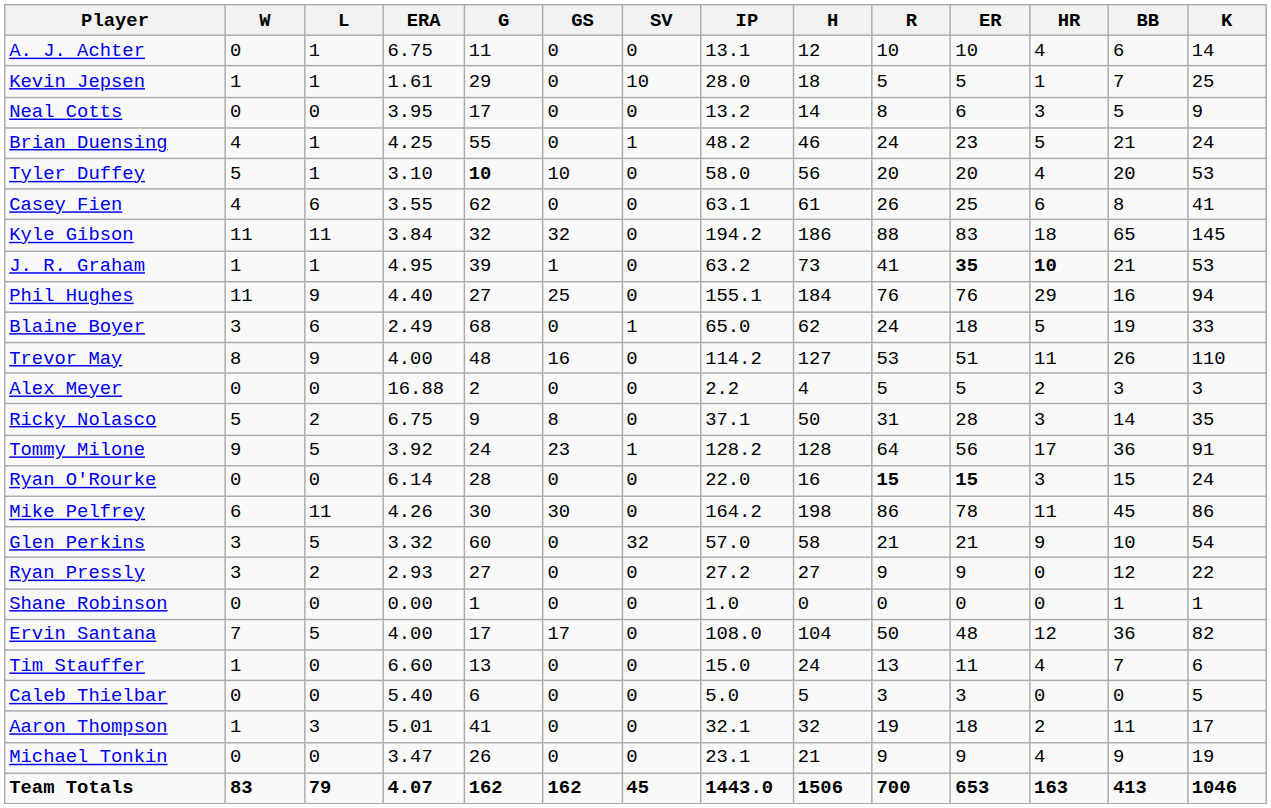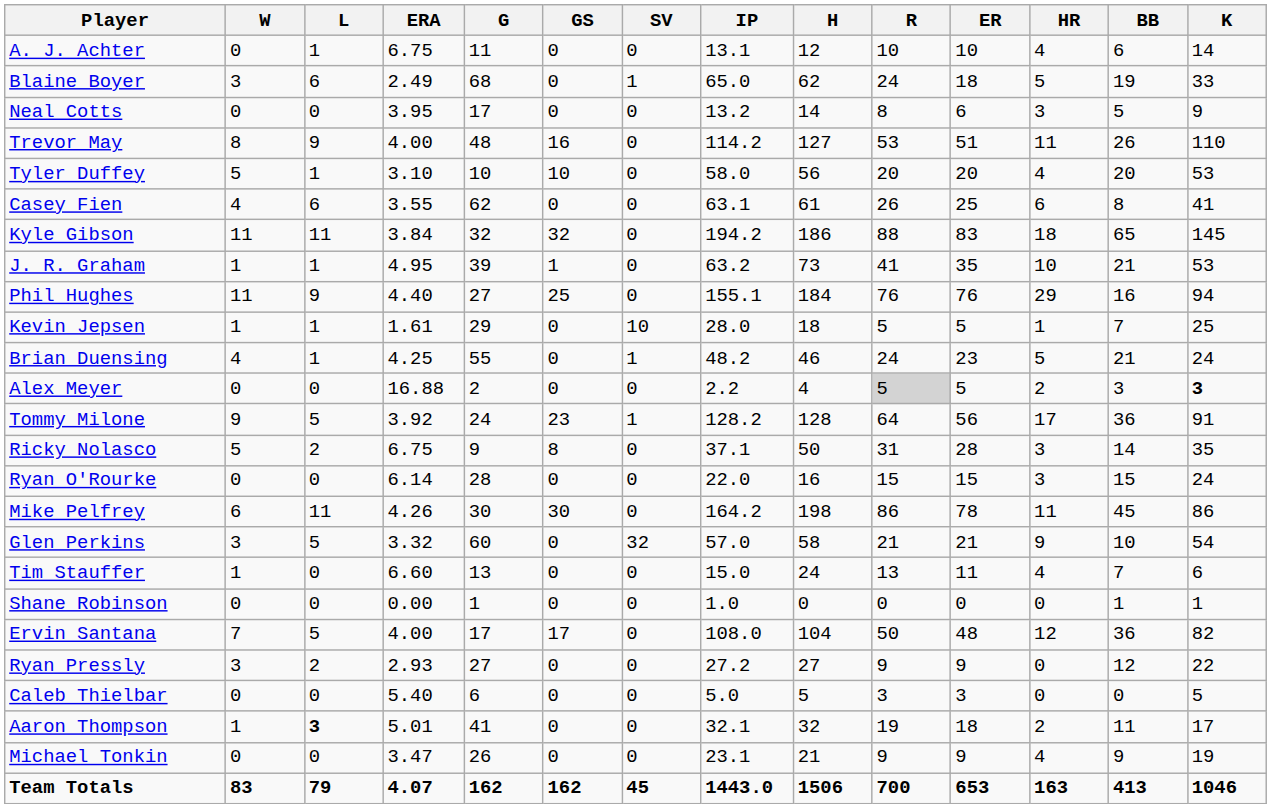rows swapped: (77, 327) <-> (77, 82)
rows swapped: (88, 143) <-> (66, 358)
(480, 174) bold -> (480, 174) normal
(967, 266) bold -> (967, 266) normal
(1045, 266) bold -> (1045, 266) normal
(882, 389) no background -> (882, 389) lightgrey background
(1197, 389) normal -> (1197, 389) bold
rows swapped: (77, 450) <-> (83, 419)
(888, 481) bold -> (888, 481) normal
(967, 481) bold -> (967, 481) normal
rows swapped: (77, 573) <-> (77, 665)
(314, 727) normal -> (314, 727) bold
